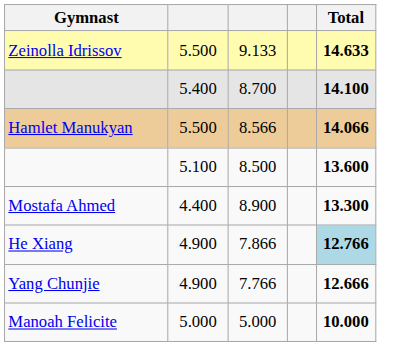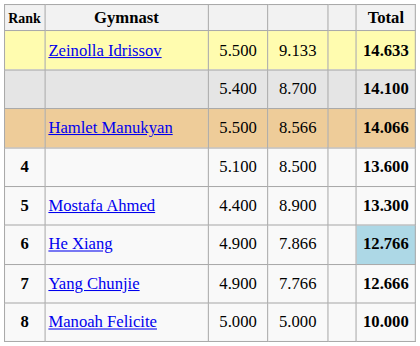+ column: (25, 18)
